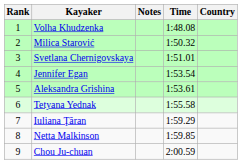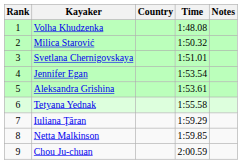columns swapped: (217, 12) <-> (149, 12)
